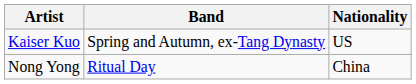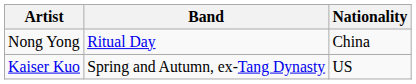rows swapped: (44, 41) <-> (44, 66)
